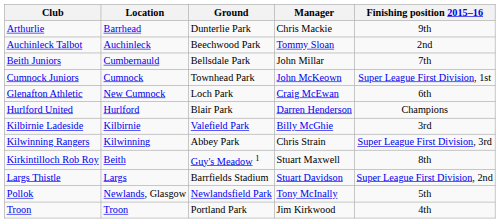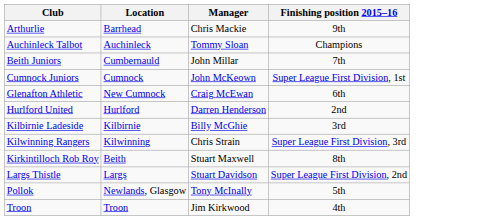- column: (231, 12)
(425, 45) 2nd -> (339, 45) Champions
(425, 110) Champions -> (339, 110) 2nd
